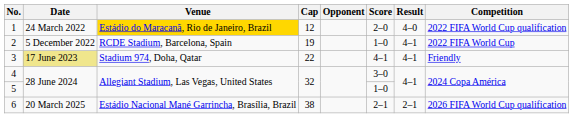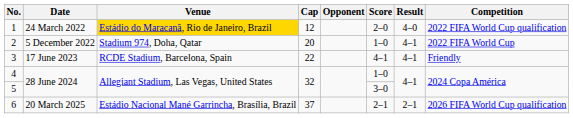(166, 43) RCDE Stadium, Barcelona, Spain -> (150, 43) Stadium 974, Doha, Qatar
(310, 43) 19 -> (310, 43) 20
(51, 58) khaki background -> (51, 58) no background
(150, 58) Stadium 974, Doha, Qatar -> (166, 58) RCDE Stadium, Barcelona, Spain
(381, 74) 3–0 -> (381, 74) 1–0
(381, 89) 1–0 -> (381, 89) 3–0
(310, 105) 38 -> (310, 105) 37
